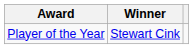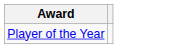- column: (145, 14)
